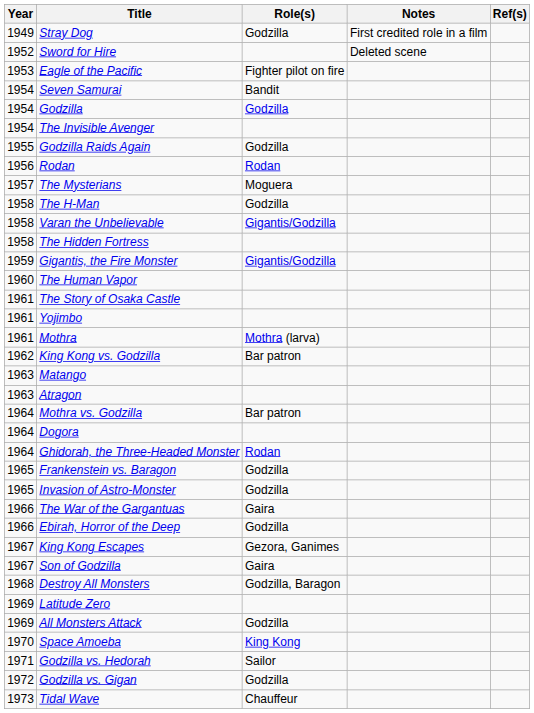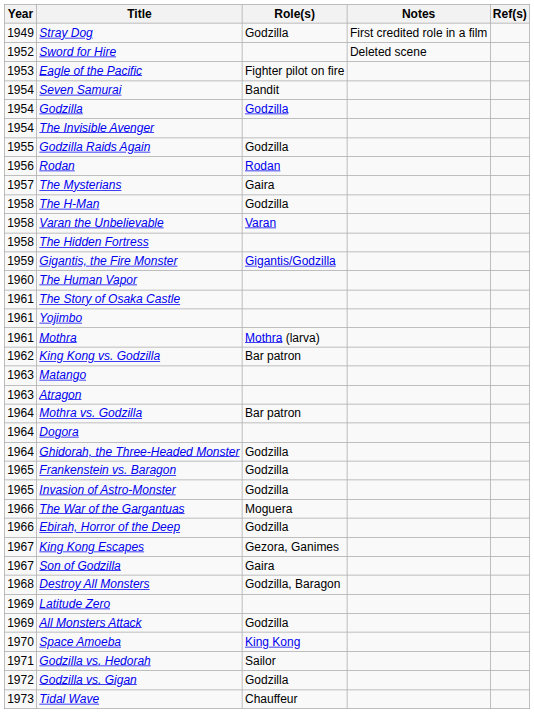(269, 185) Moguera -> (260, 185) Gaira
(290, 223) Gigantis/Godzilla -> (261, 223) Varan
(263, 451) Rodan -> (267, 451) Godzilla
(260, 508) Gaira -> (269, 508) Moguera
